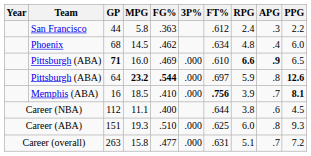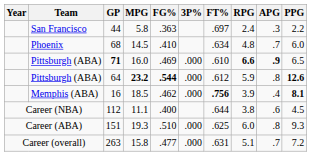(220, 29) .612 -> (220, 29) .697
(168, 45) .462 -> (168, 45) .410
(276, 45) .4 -> (276, 45) .7
(220, 77) .697 -> (220, 77) .612
(168, 94) .410 -> (168, 94) .462
(276, 94) .7 -> (276, 94) .4
